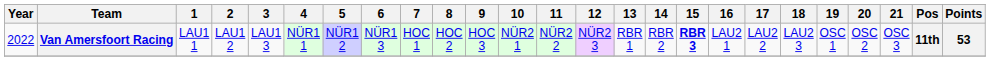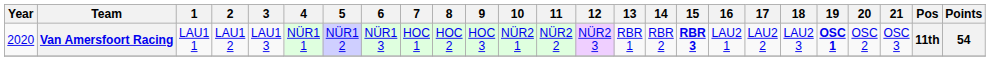(21, 39) 2022 -> (21, 39) 2020
(833, 39) normal -> (833, 39) bold
(964, 39) 53 -> (964, 39) 54
